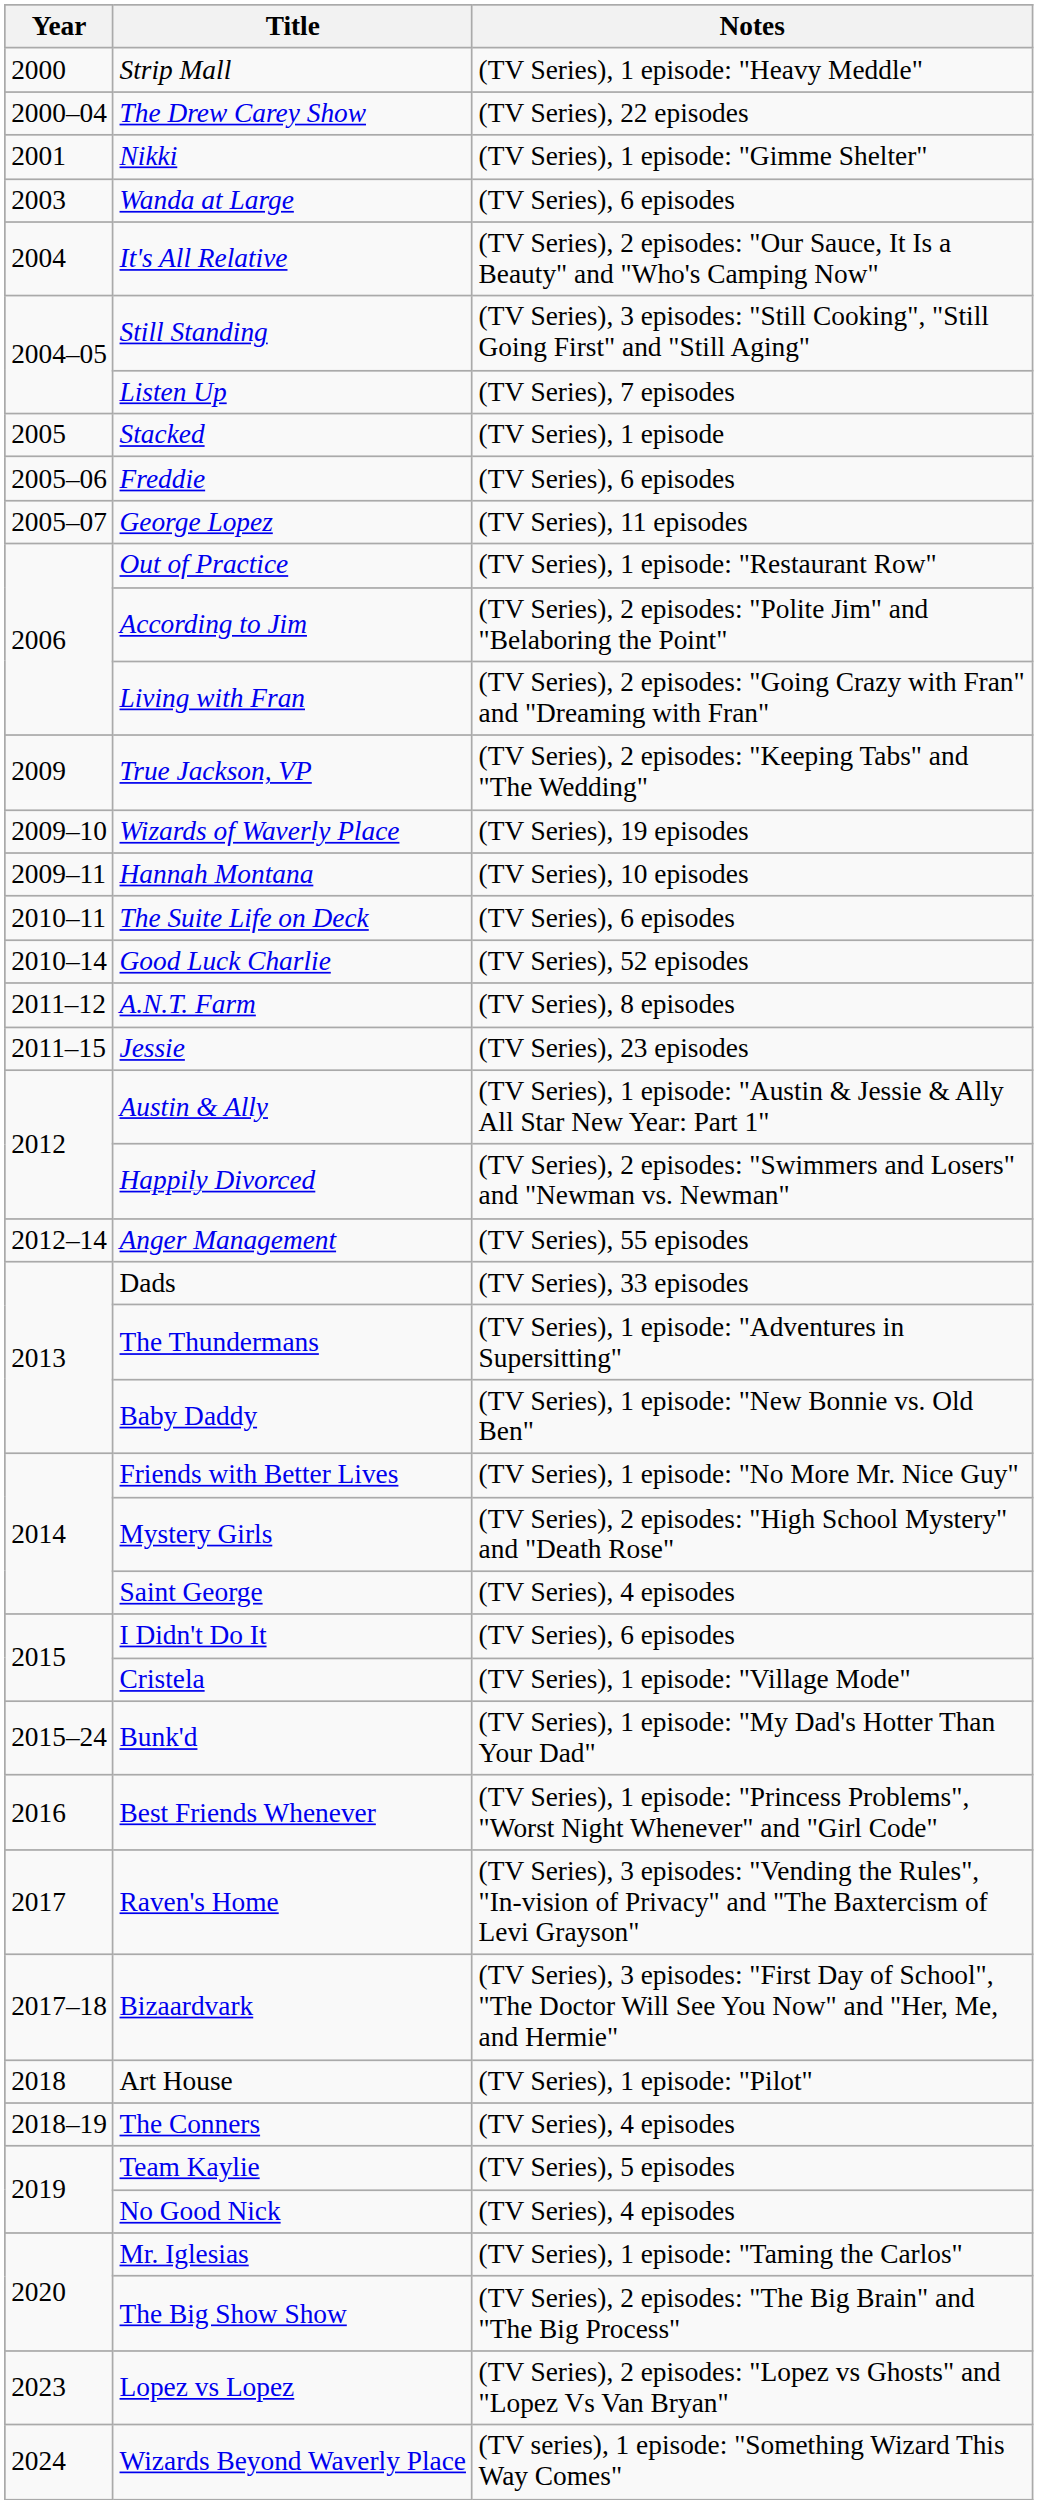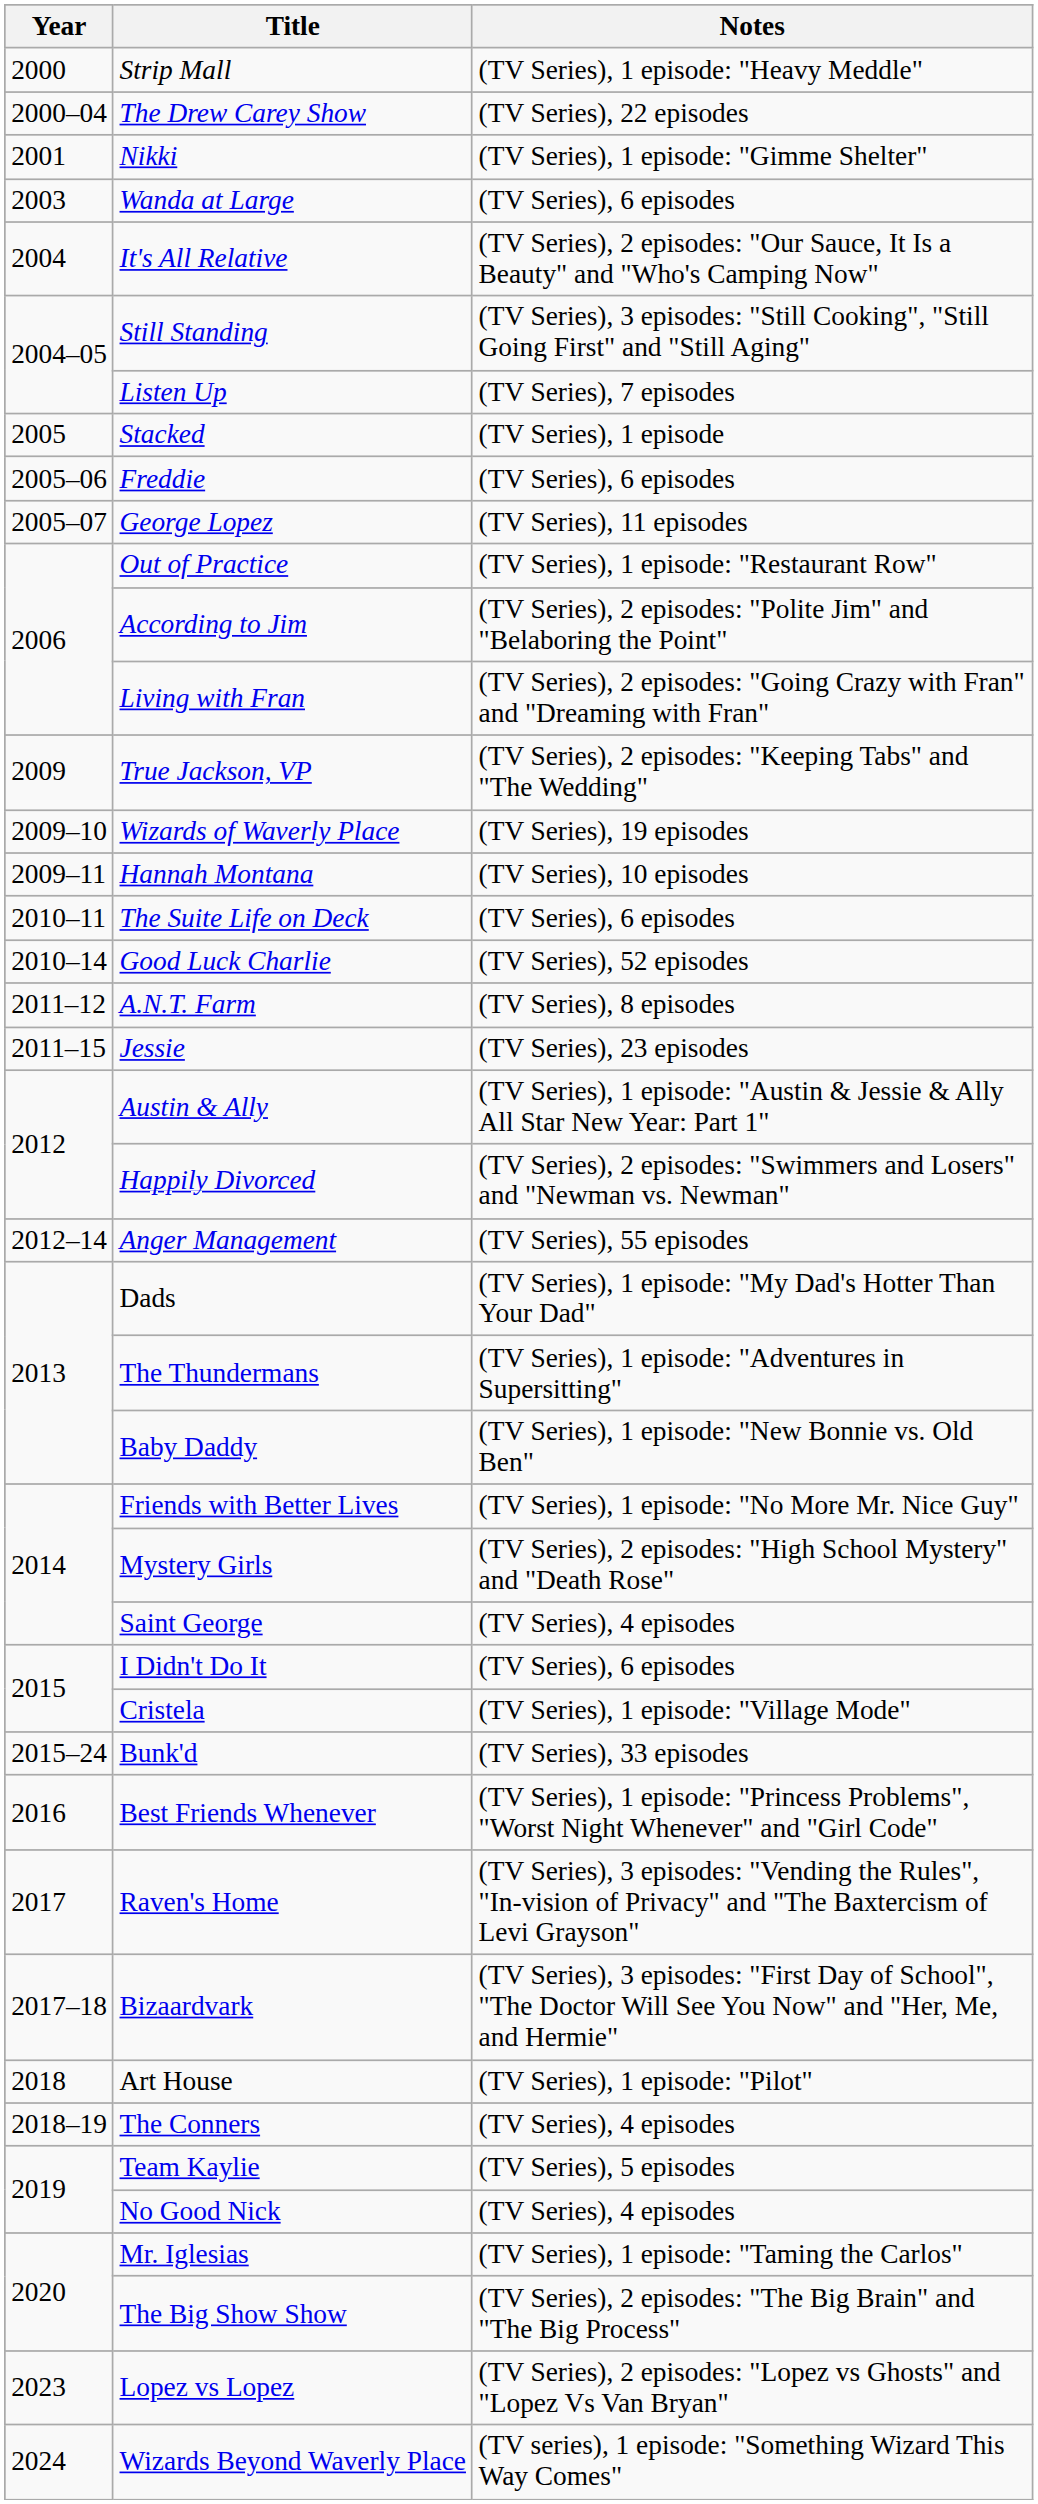(614, 1283) (TV Series), 33 episodes -> (737, 1298) (TV Series), 1 episode: "My Dad's Hotter Than Your Dad"
(737, 1737) (TV Series), 1 episode: "My Dad's Hotter Than Your Dad" -> (614, 1753) (TV Series), 33 episodes
